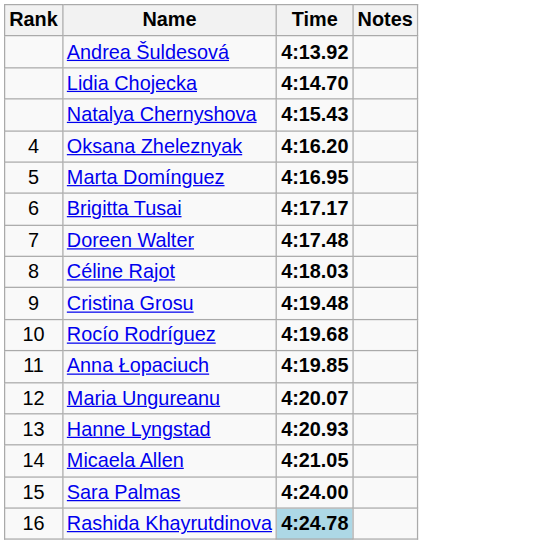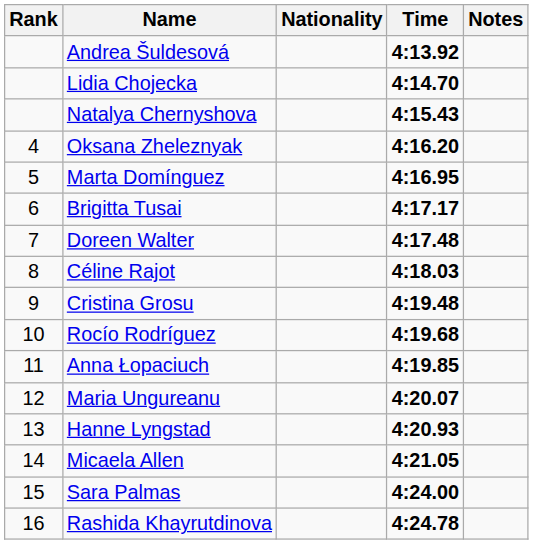+ column: (332, 20)
(315, 523) lightblue background -> (425, 523) no background
